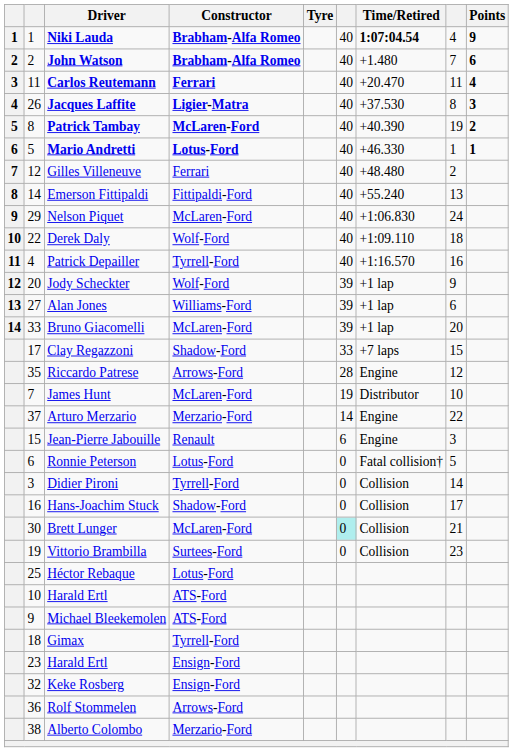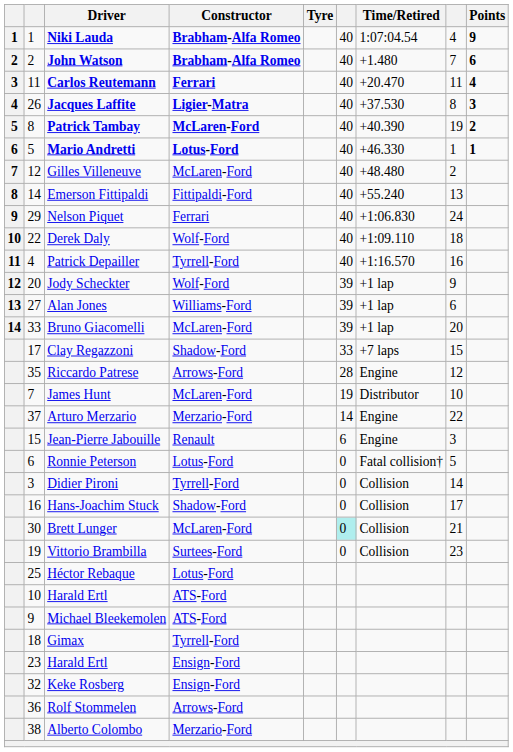(389, 38) bold -> (389, 38) normal
(191, 171) Ferrari -> (212, 171) McLaren-Ford
(212, 216) McLaren-Ford -> (191, 216) Ferrari
